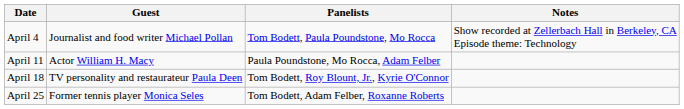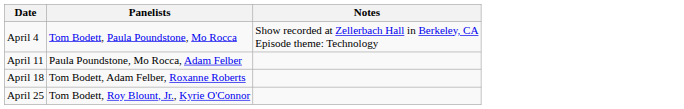- column: (146, 13)
(348, 78) Tom Bodett, Roy Blount, Jr., Kyrie O'Connor -> (147, 78) Tom Bodett, Adam Felber, Roxanne Roberts
(346, 95) Tom Bodett, Adam Felber, Roxanne Roberts -> (150, 95) Tom Bodett, Roy Blount, Jr., Kyrie O'Connor
